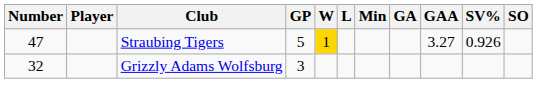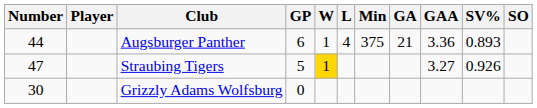+ row: (183, 41)
(36, 66) 32 -> (36, 90) 30
(301, 66) 3 -> (301, 90) 0
